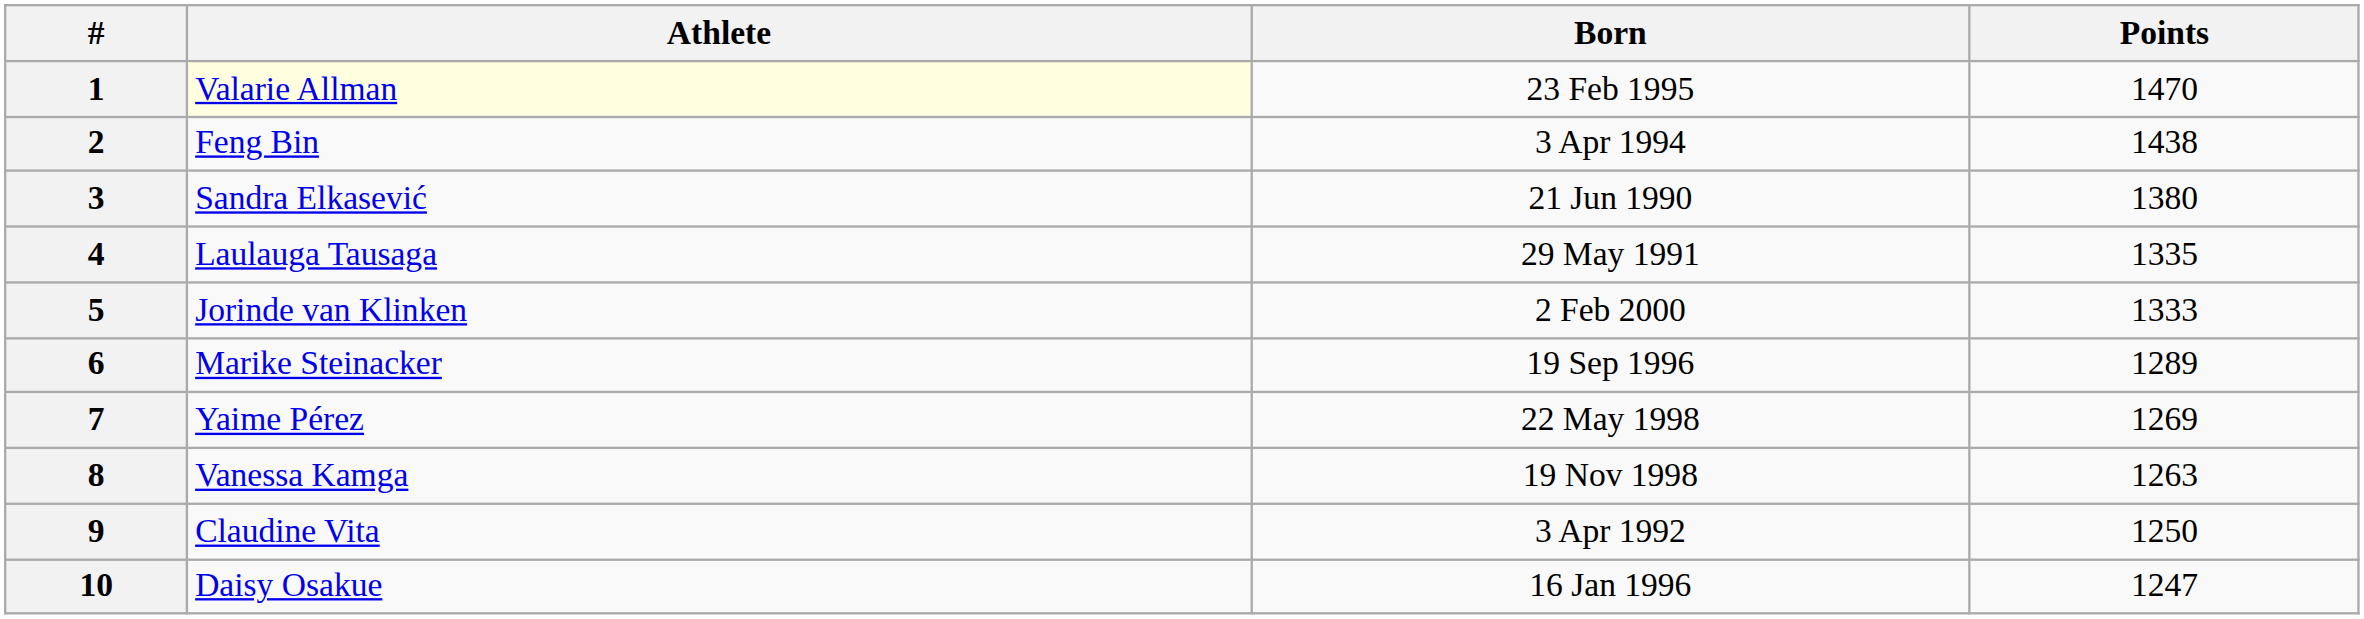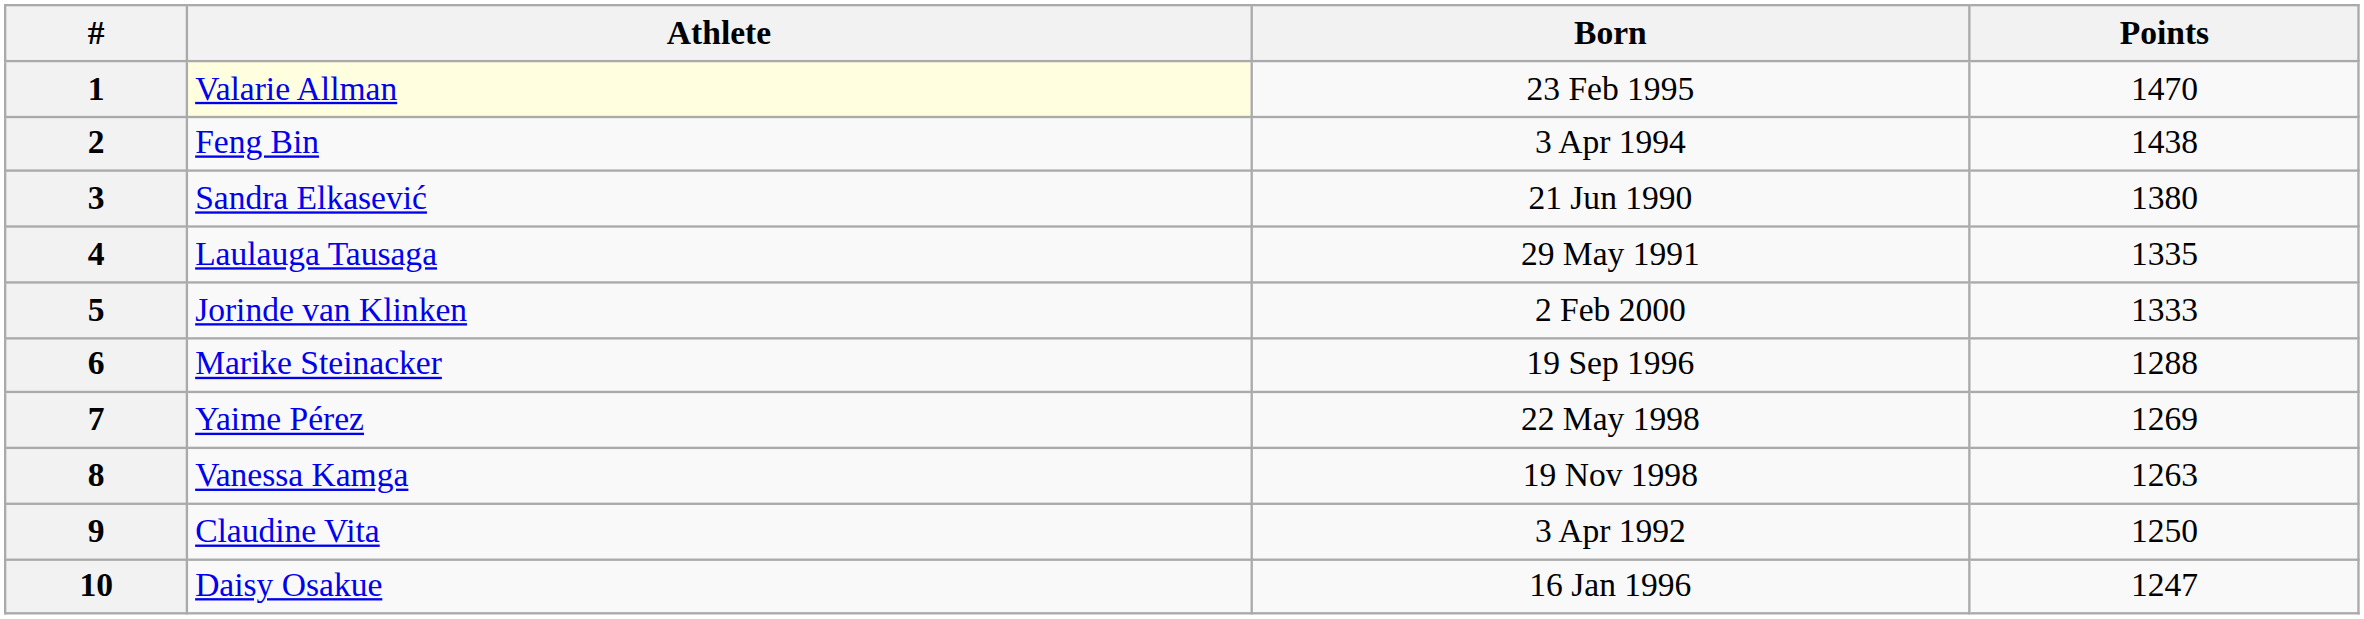(2164, 364) 1289 -> (2164, 364) 1288
